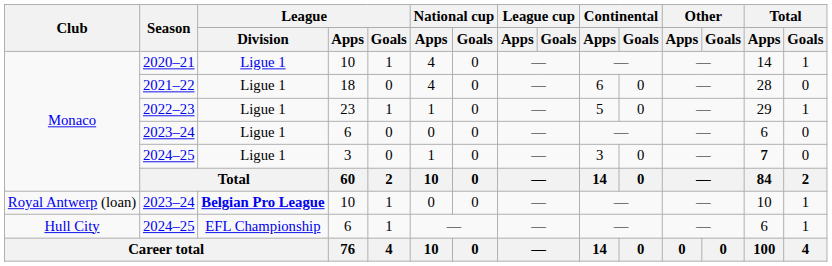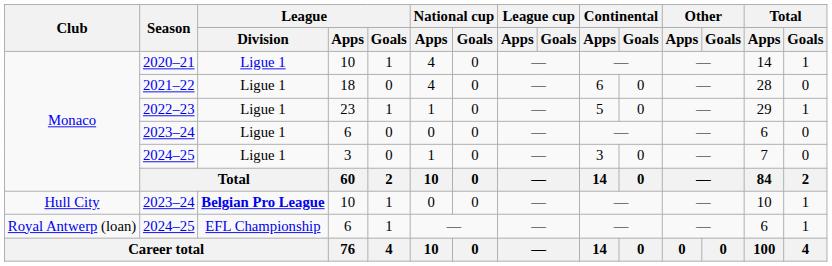(764, 156) bold -> (764, 156) normal
(72, 202) Royal Antwerp (loan) -> (72, 202) Hull City
(72, 226) Hull City -> (72, 226) Royal Antwerp (loan)
